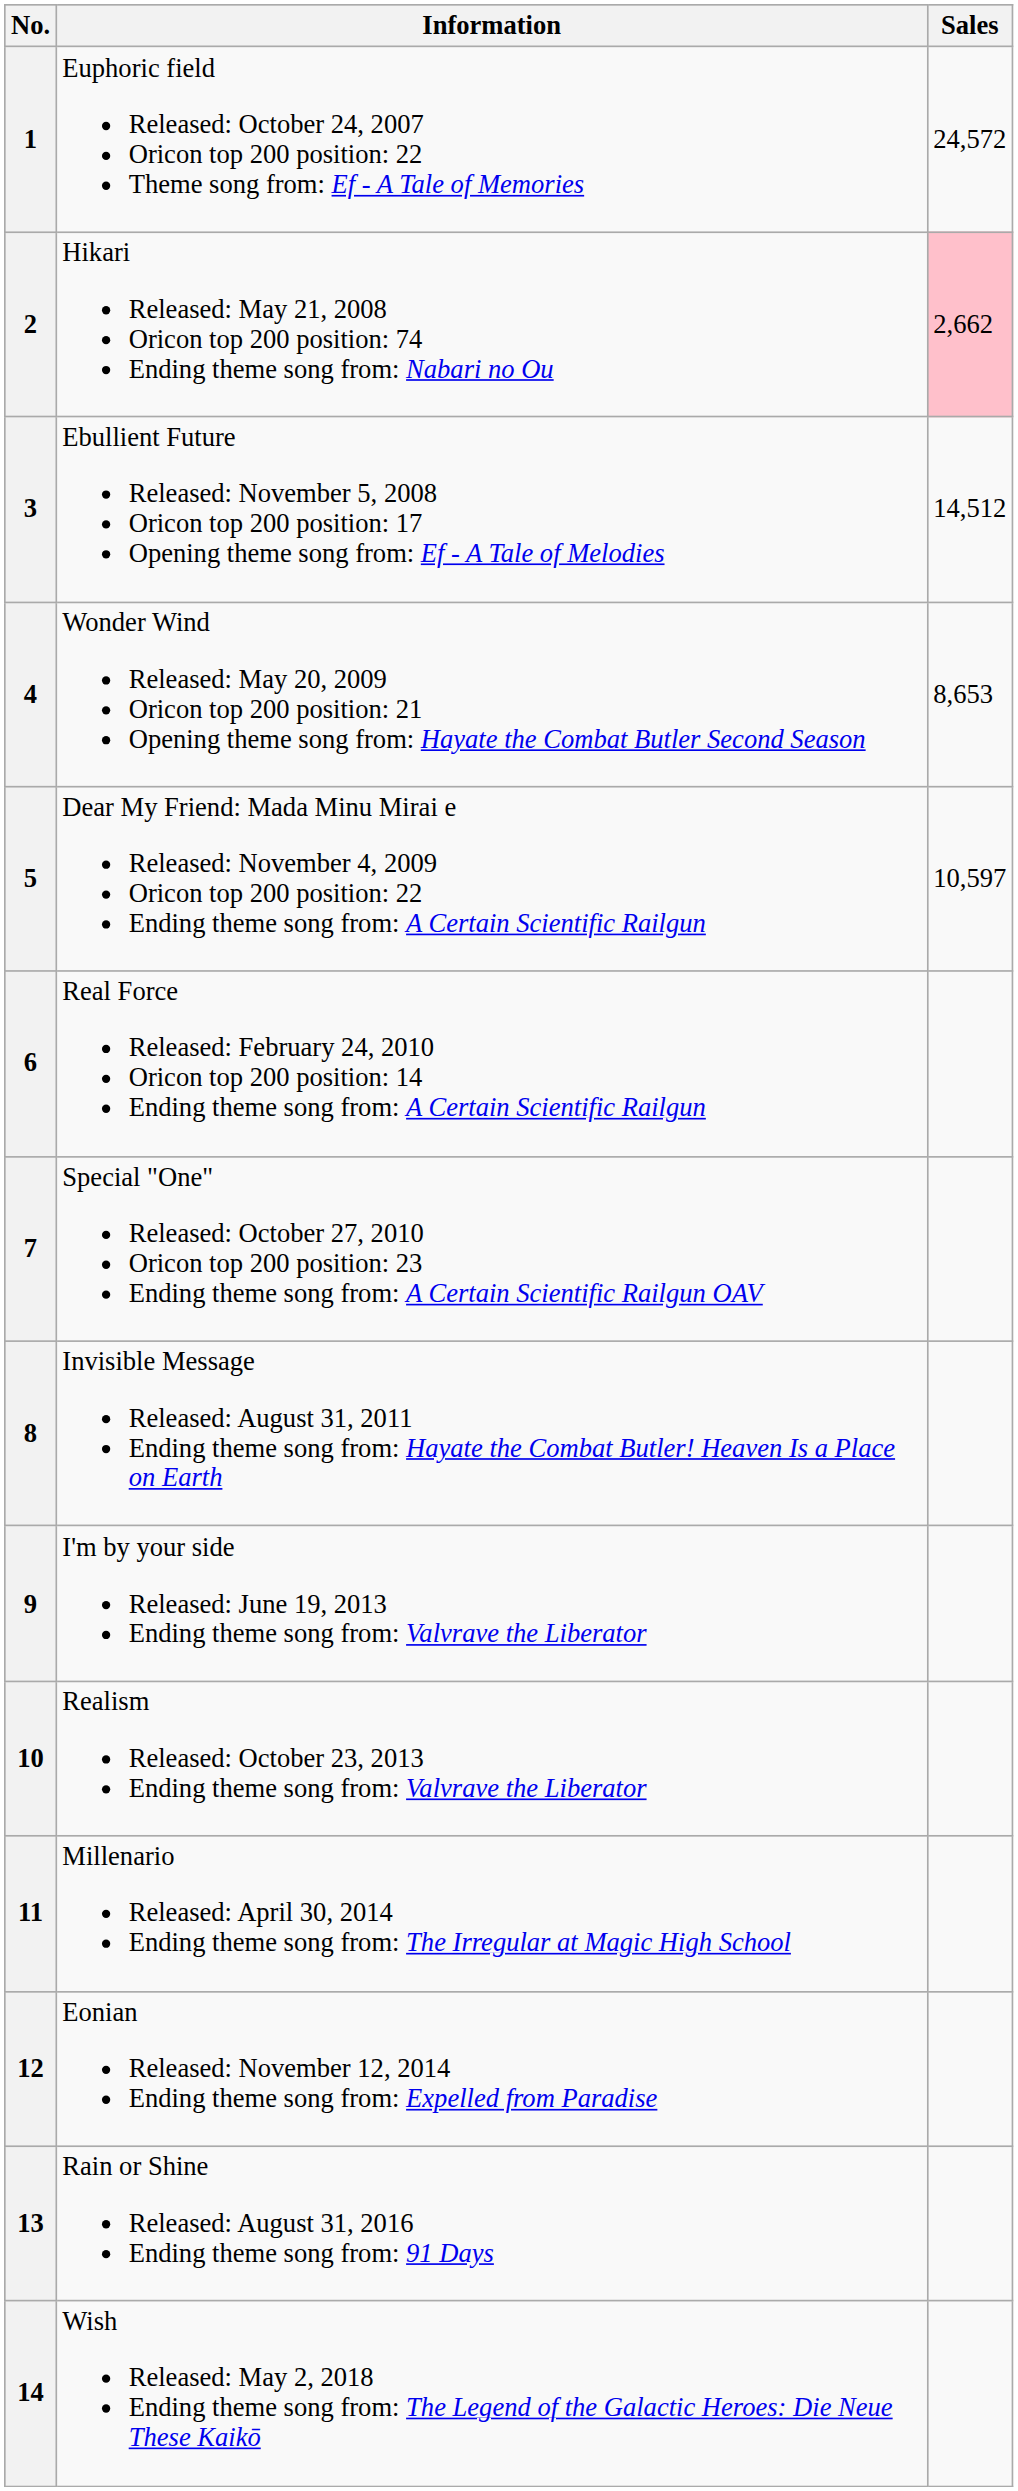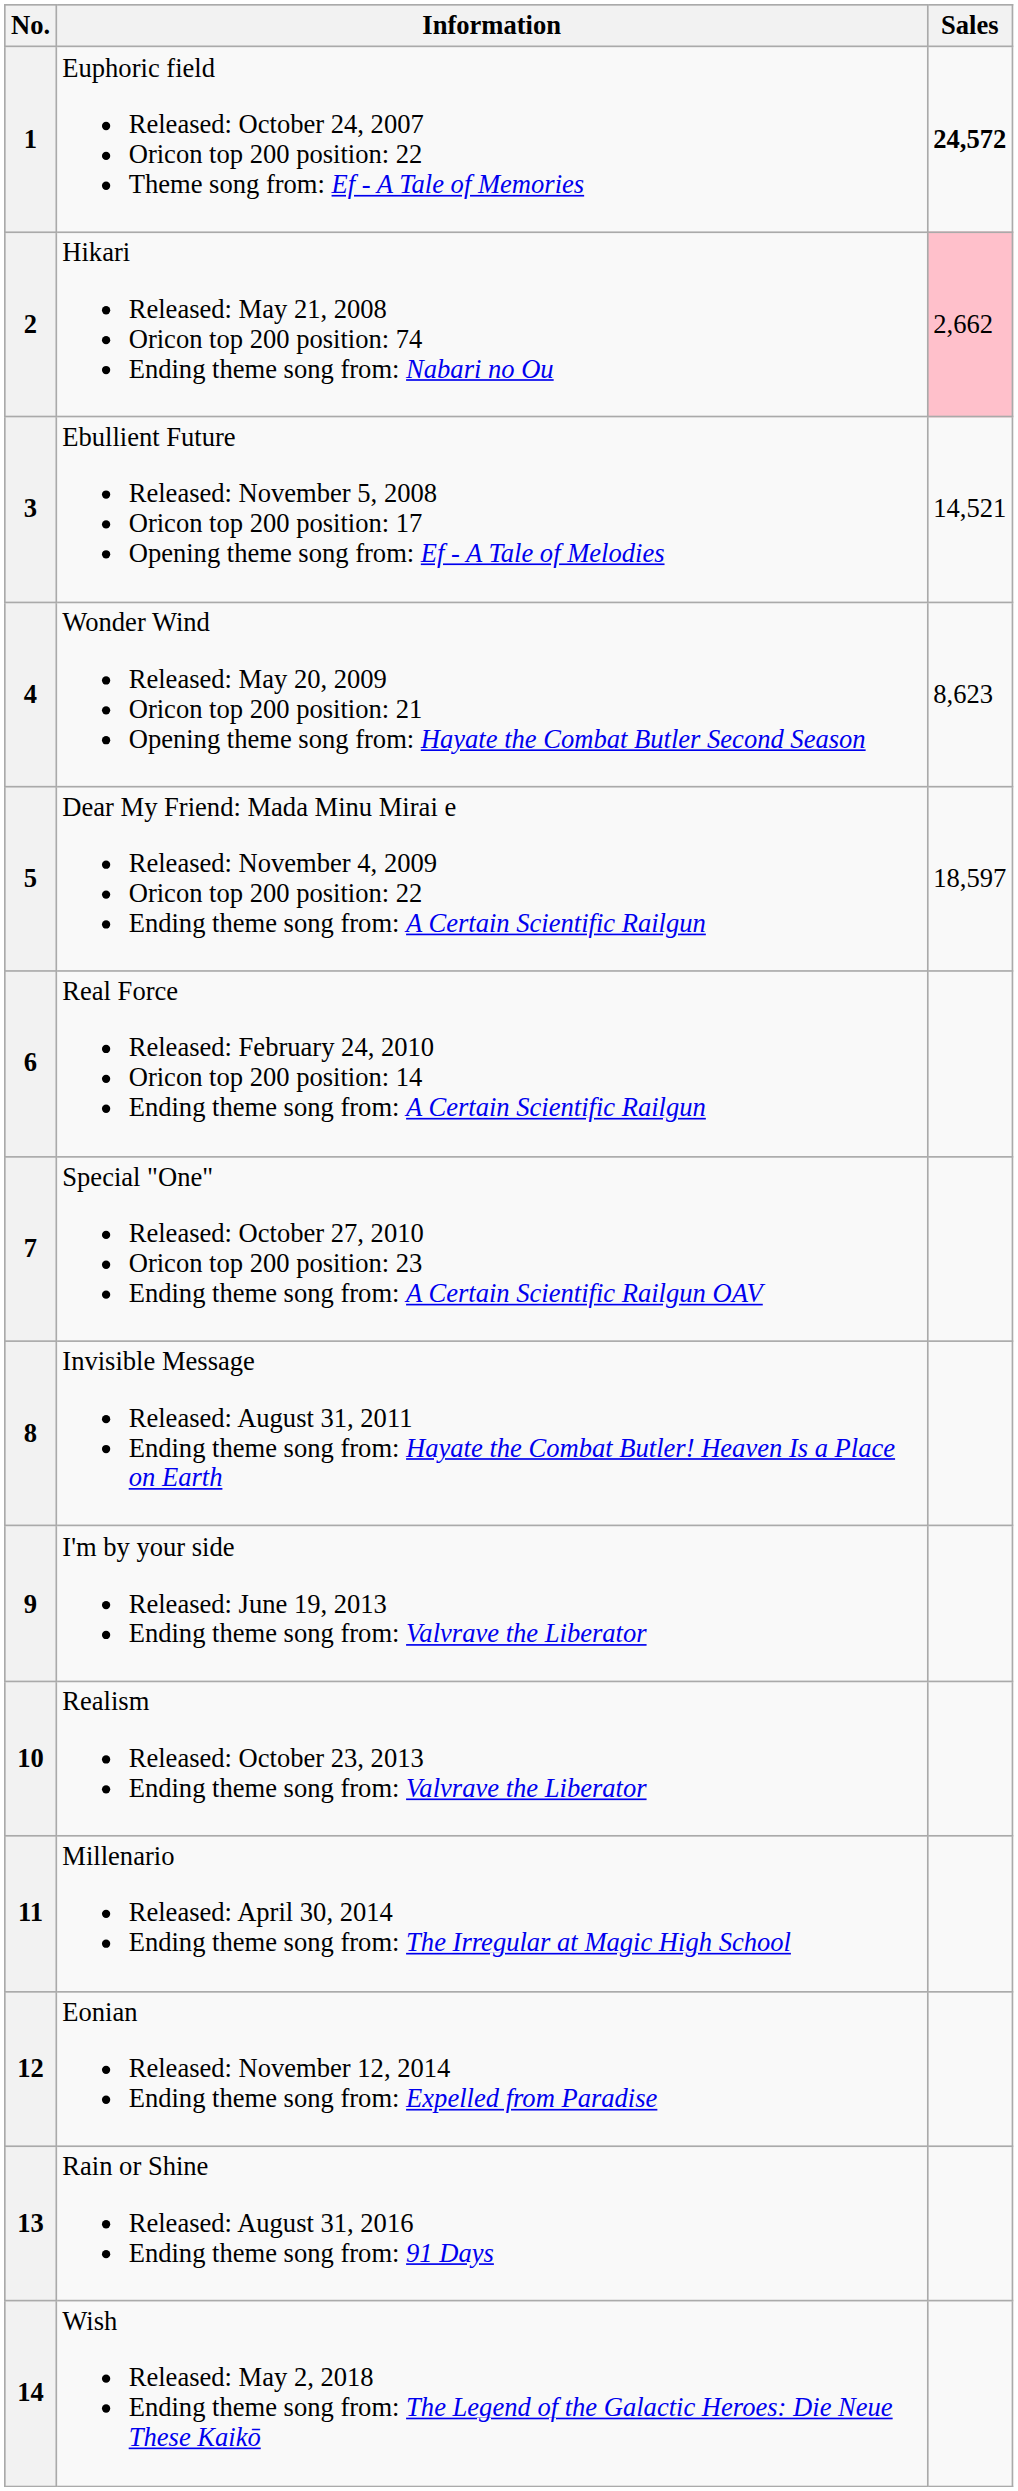(970, 139) normal -> (970, 139) bold
(970, 508) 14,512 -> (970, 508) 14,521
(963, 693) 8,653 -> (963, 693) 8,623
(970, 878) 10,597 -> (970, 878) 18,597
